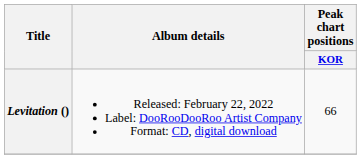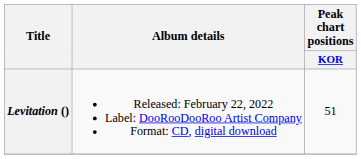(330, 111) 66 -> (330, 111) 51
